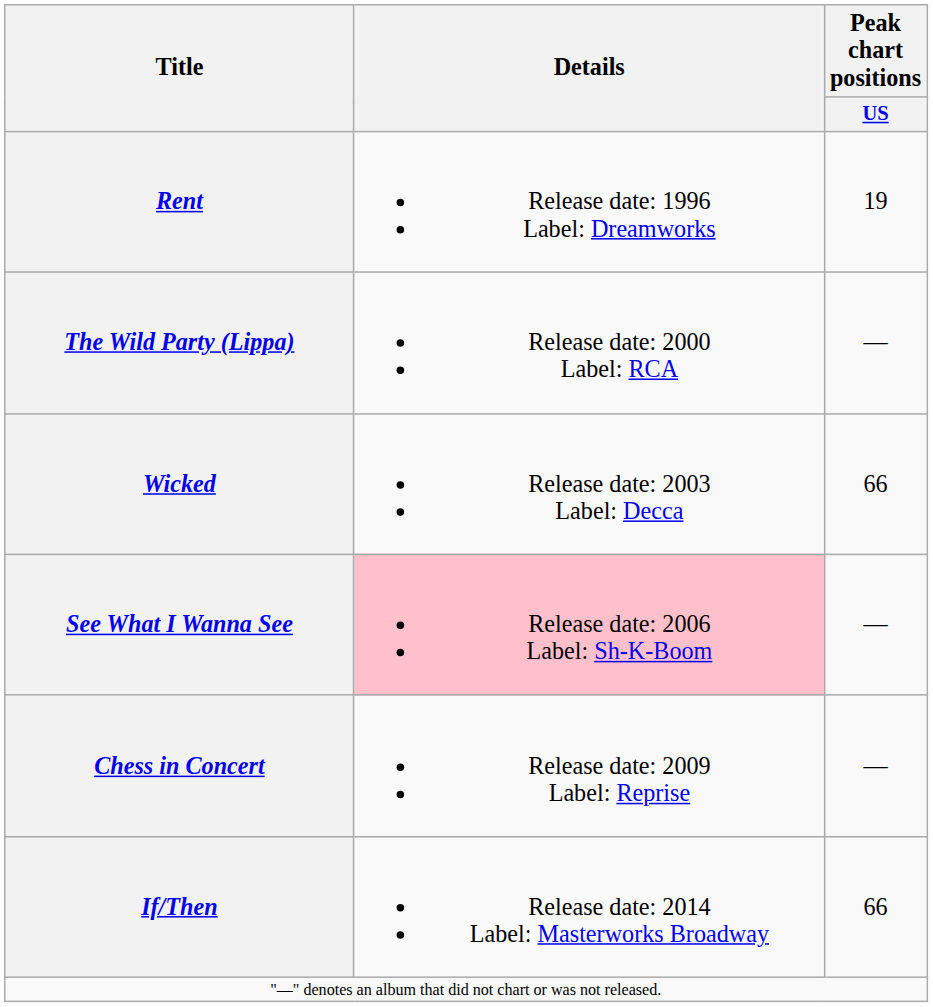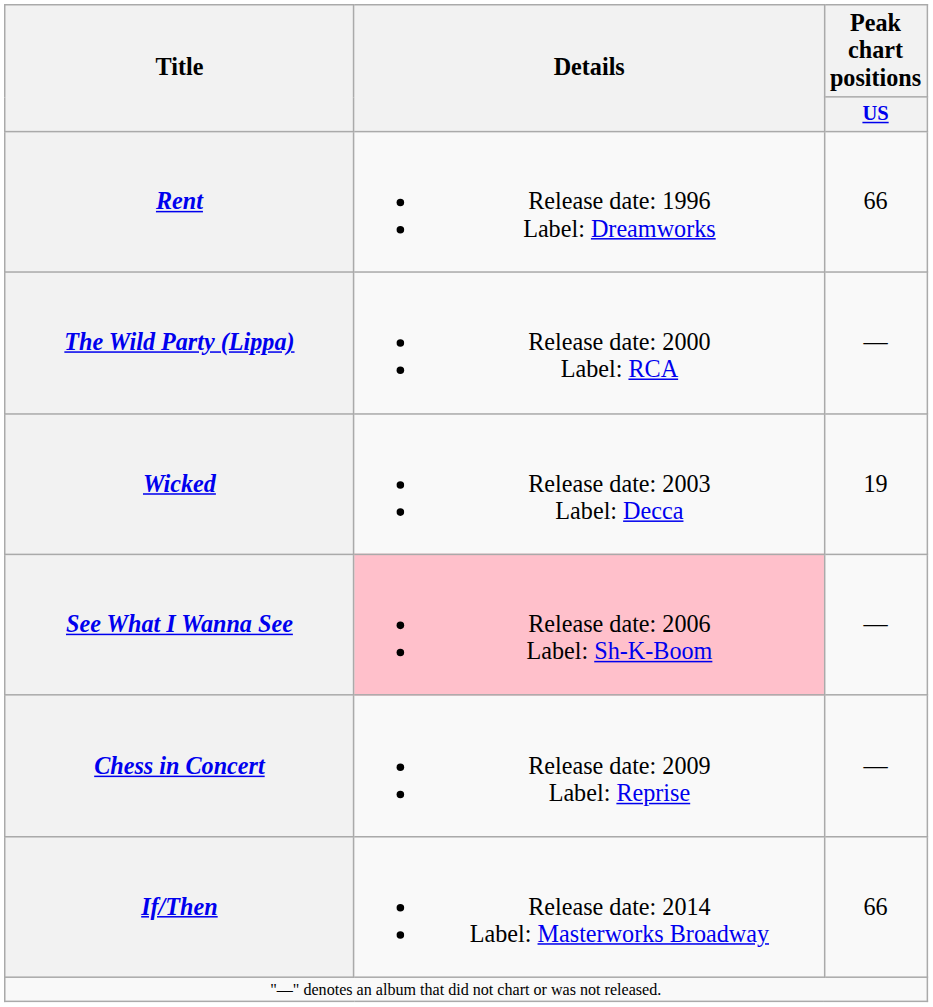(876, 201) 19 -> (876, 201) 66
(876, 483) 66 -> (876, 483) 19
